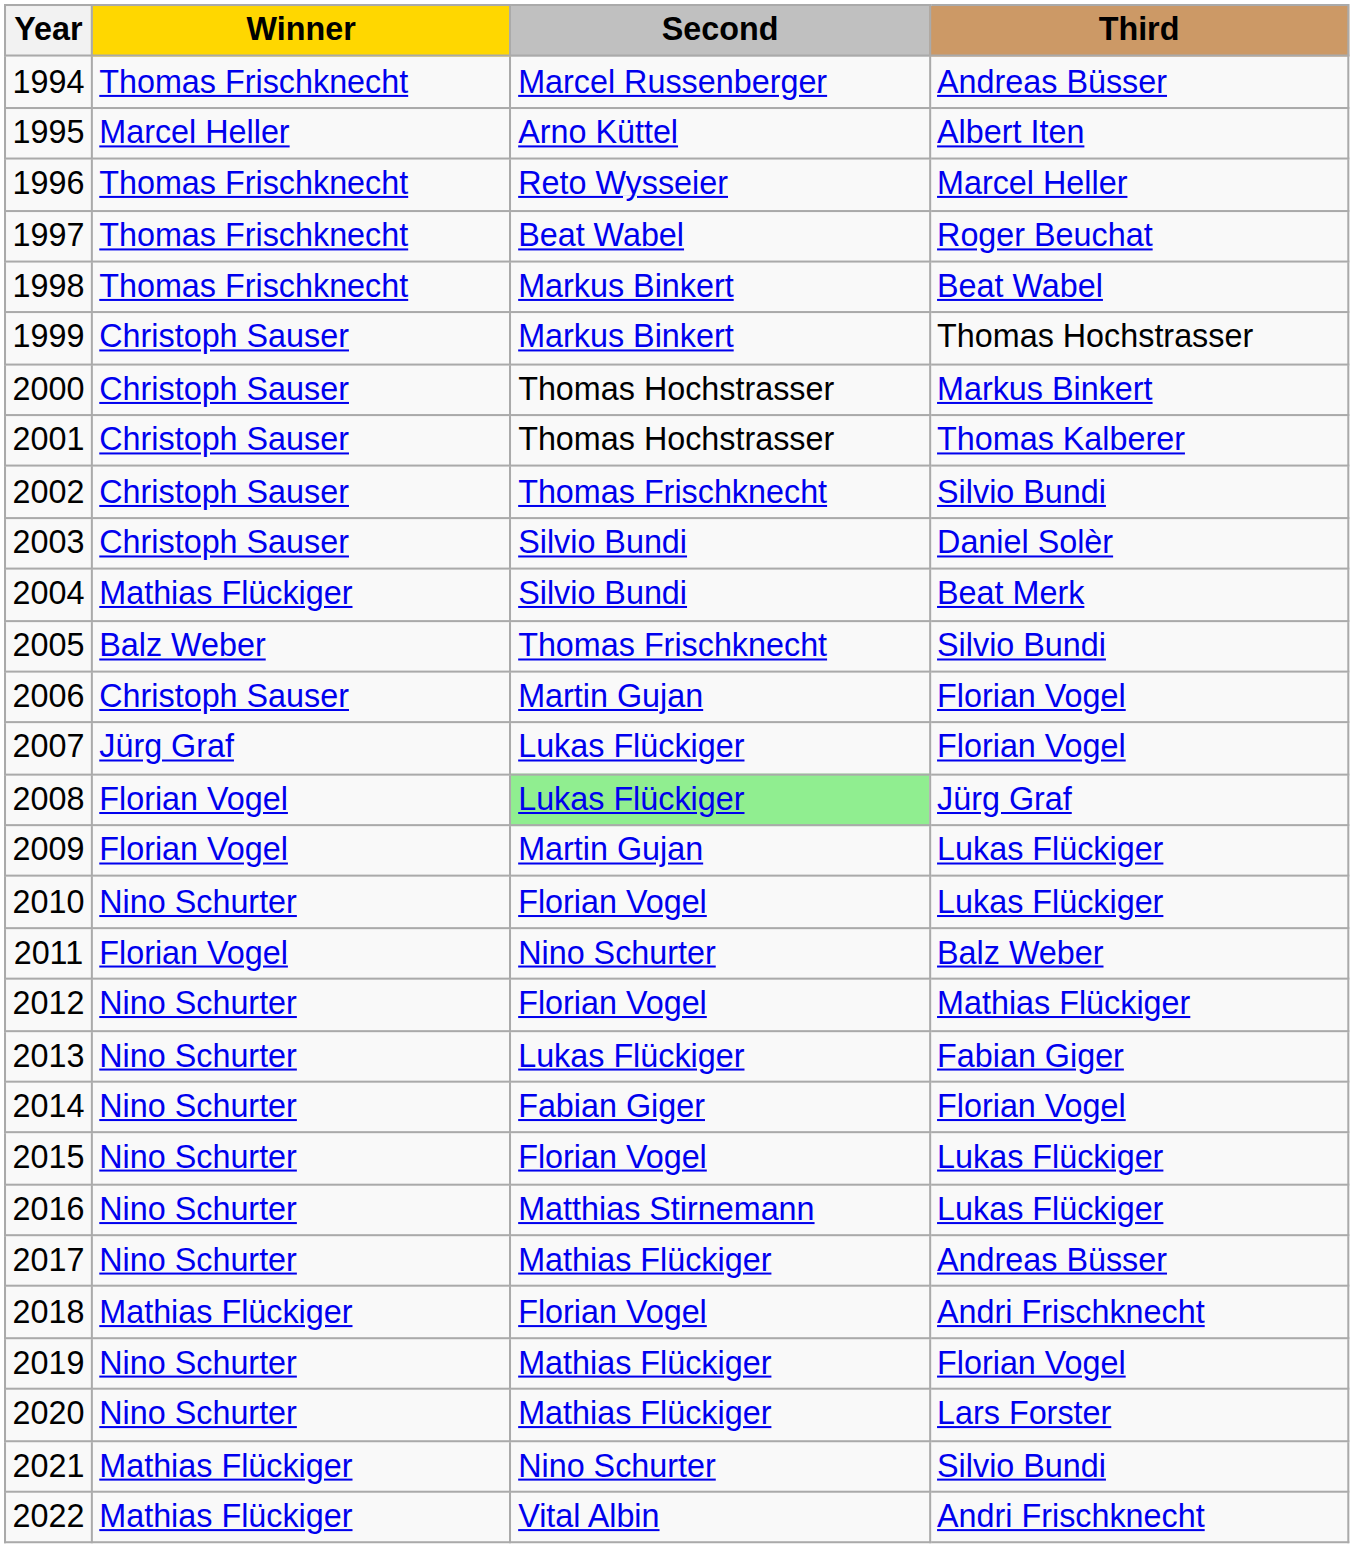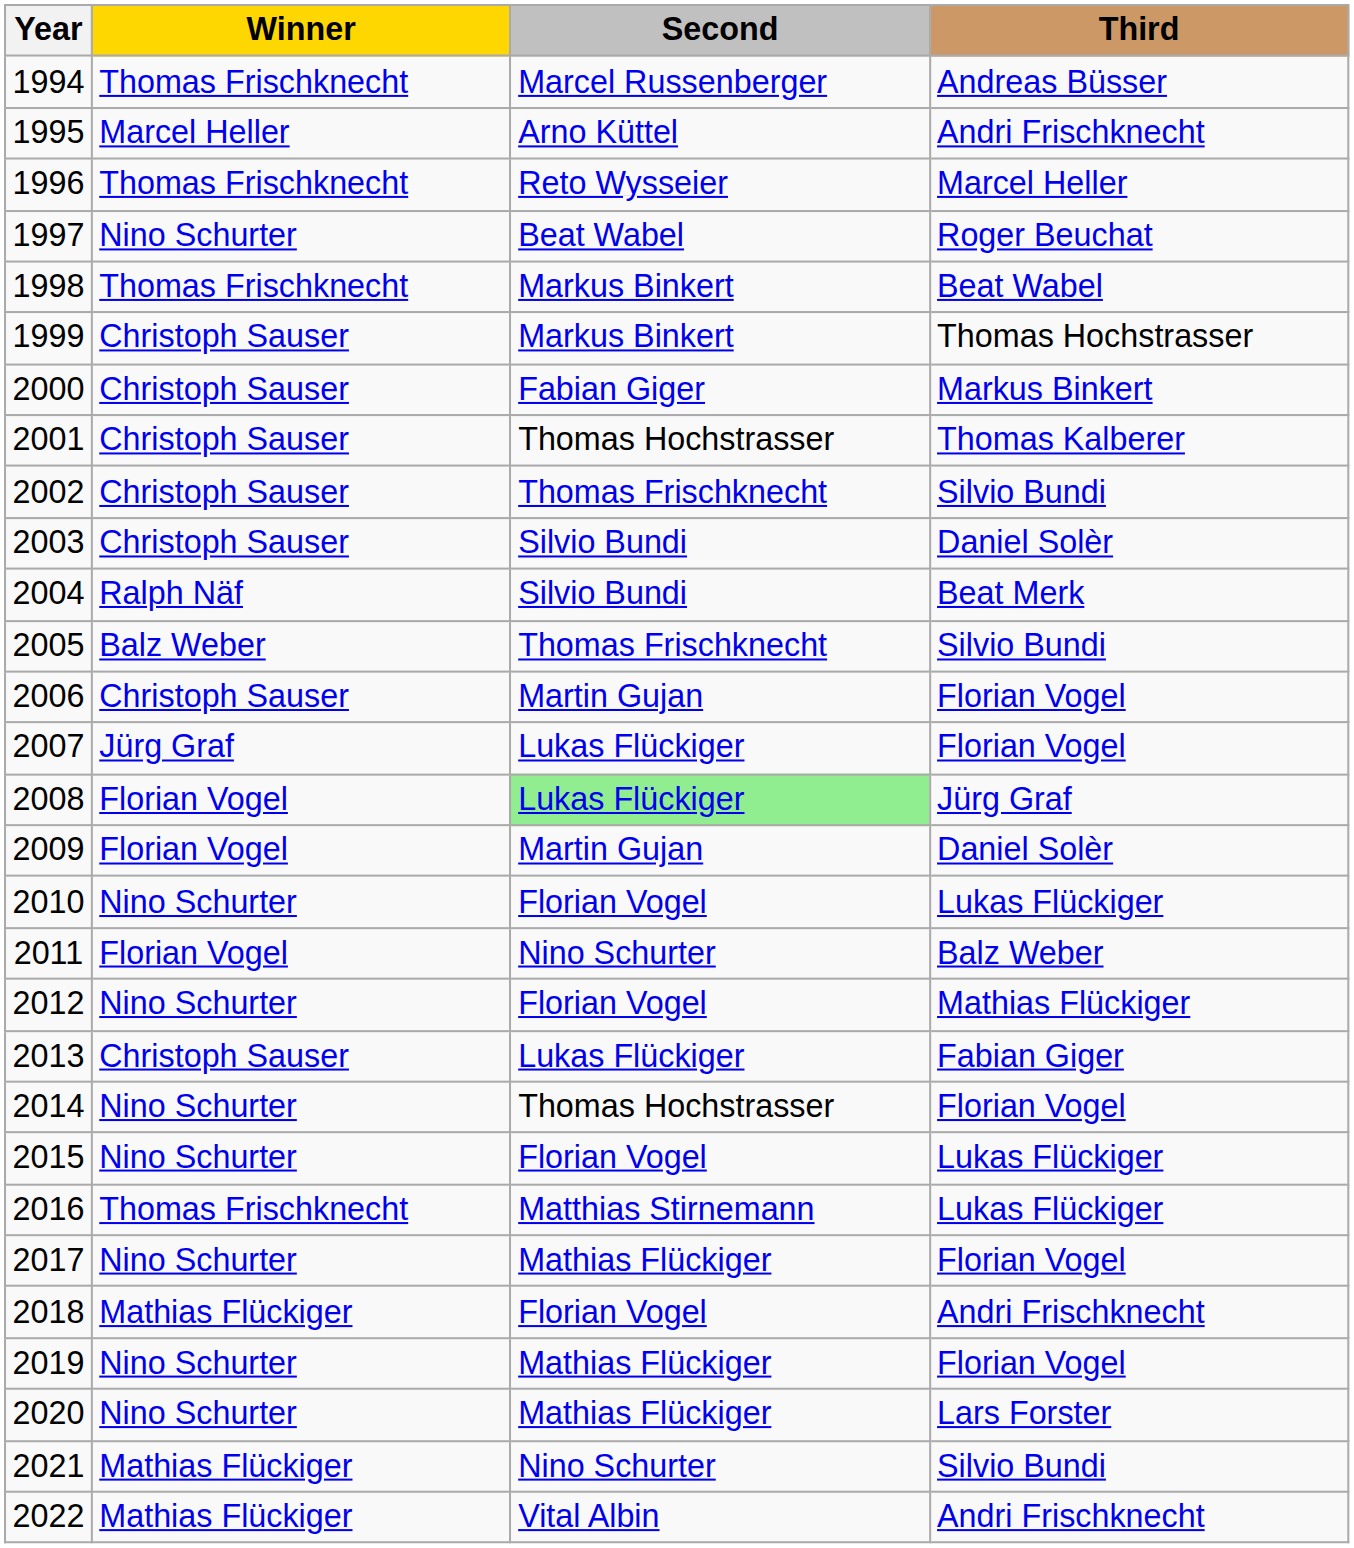(1011, 132) Albert Iten -> (1071, 132) Andri Frischknecht
(254, 235) Thomas Frischknecht -> (198, 235) Nino Schurter
(676, 388) Thomas Hochstrasser -> (612, 388) Fabian Giger
(226, 593) Mathias Flückiger -> (171, 593) Ralph Näf
(1050, 850) Lukas Flückiger -> (1025, 850) Daniel Solèr
(198, 1055) Nino Schurter -> (224, 1055) Christoph Sauser
(612, 1106) Fabian Giger -> (676, 1106) Thomas Hochstrasser
(198, 1209) Nino Schurter -> (254, 1209) Thomas Frischknecht
(1052, 1260) Andreas Büsser -> (1031, 1260) Florian Vogel
